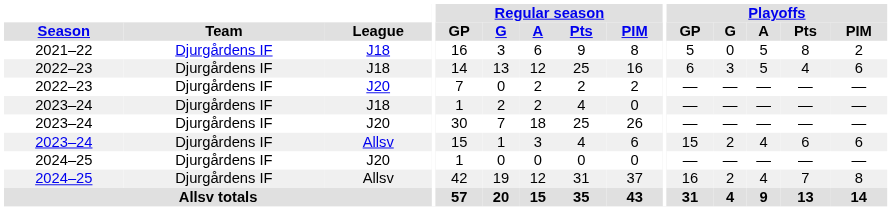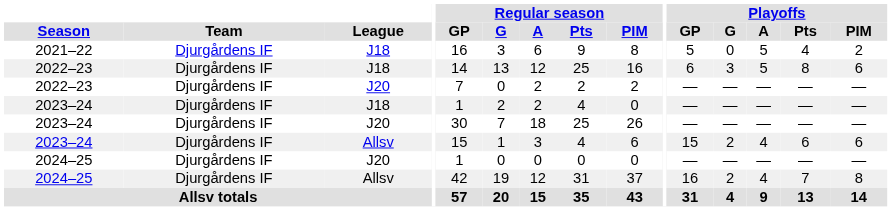(805, 50) 8 -> (805, 50) 4
(805, 68) 4 -> (805, 68) 8
